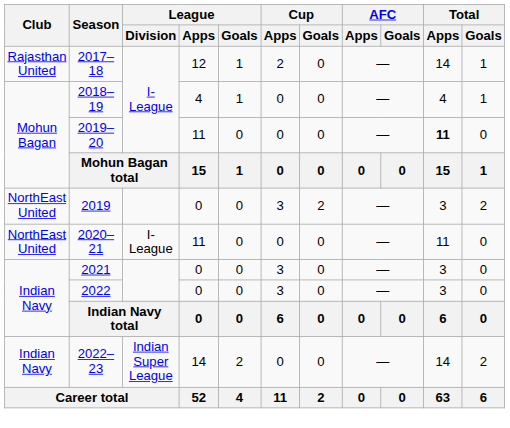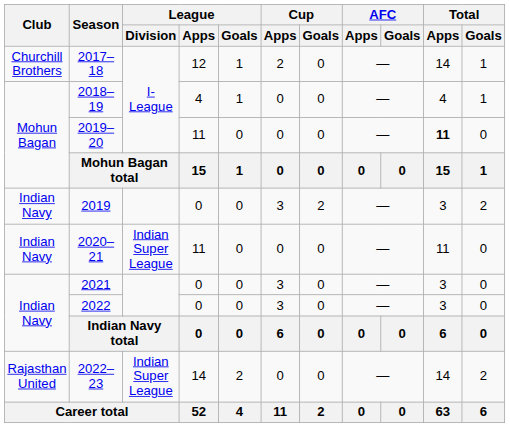(37, 63) Rajasthan United -> (37, 63) Churchill Brothers
(37, 206) NorthEast United -> (37, 206) Indian Navy
(37, 241) NorthEast United -> (37, 249) Indian Navy
(151, 241) I-League -> (151, 249) Indian Super League
(37, 361) Indian Navy -> (37, 376) Rajasthan United
